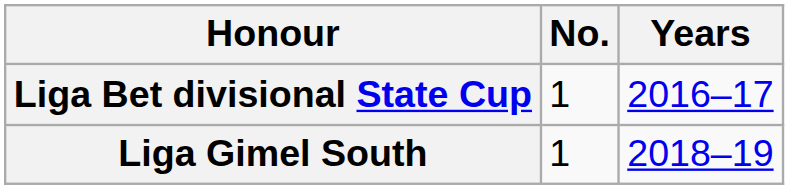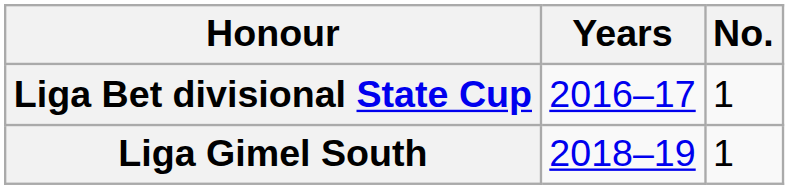columns swapped: (580, 34) <-> (700, 34)
